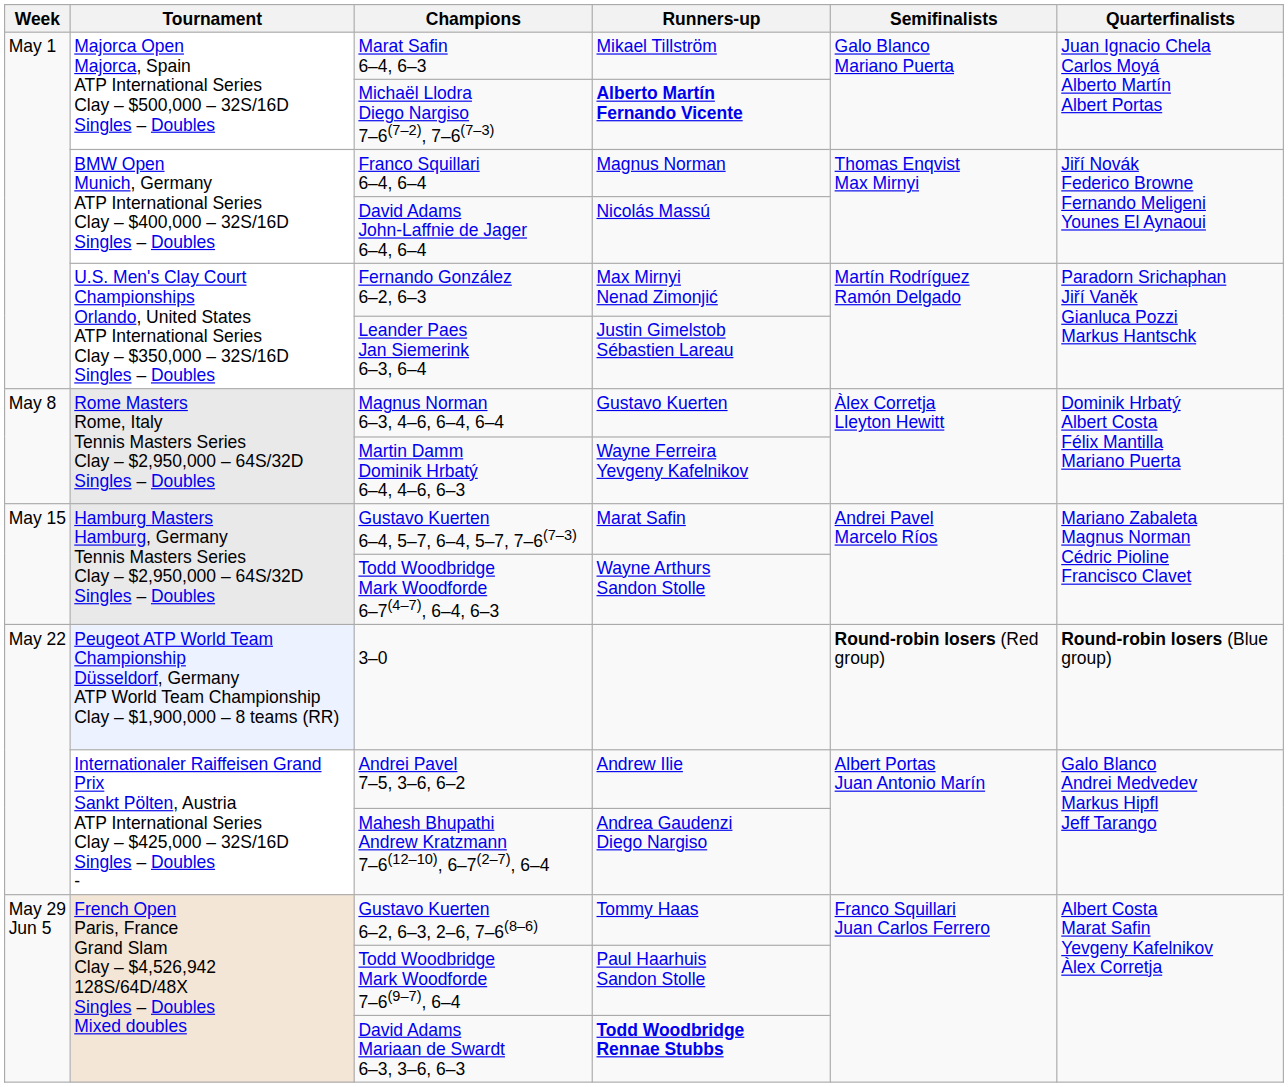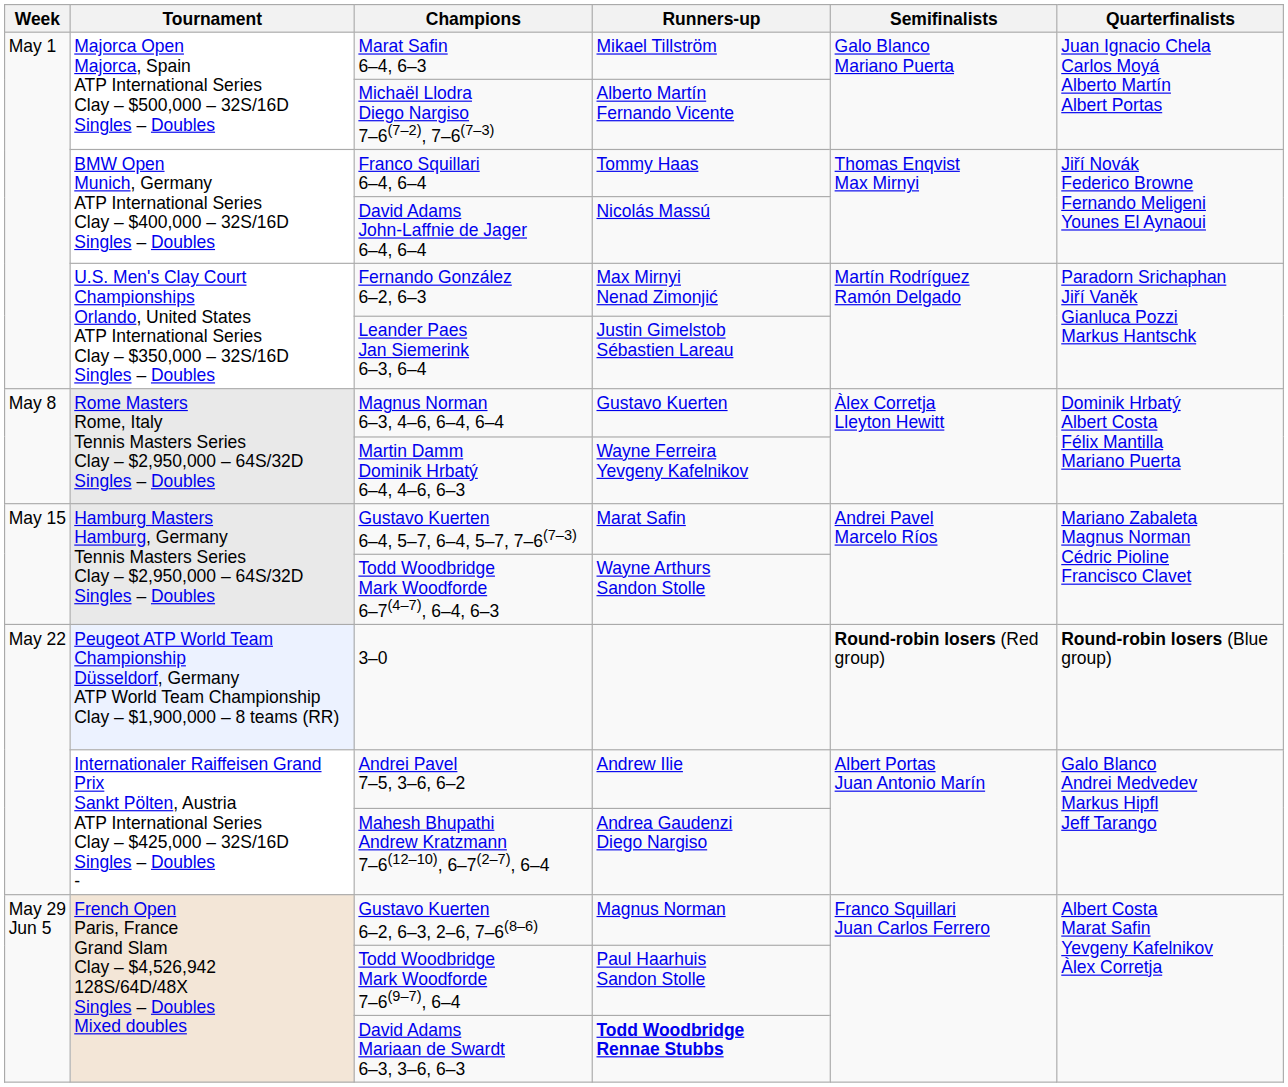(670, 103) bold -> (665, 103) normal
(661, 164) Magnus Norman -> (647, 164) Tommy Haas
(647, 909) Tommy Haas -> (661, 909) Magnus Norman
